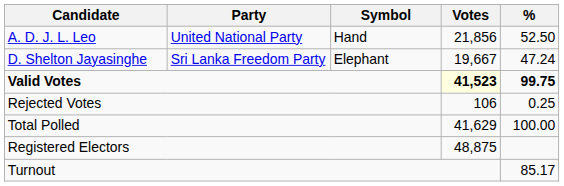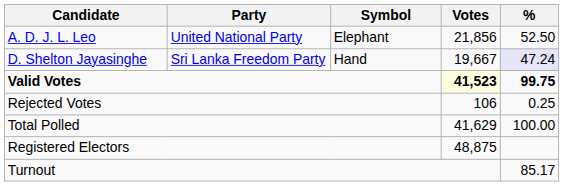(350, 37) Hand -> (361, 37) Elephant
(361, 59) Elephant -> (350, 59) Hand
(538, 59) no background -> (538, 59) lavender background
